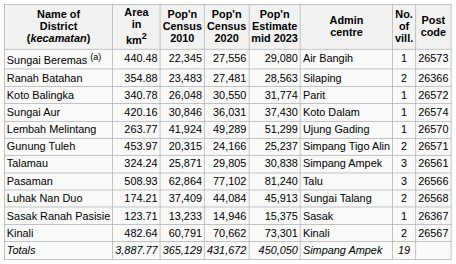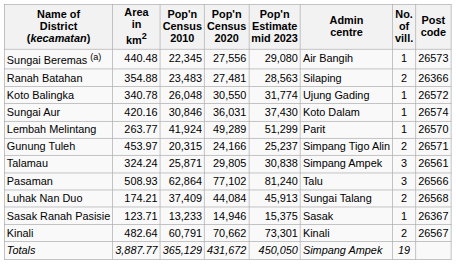(314, 95) Parit -> (336, 95) Ujung Gading
(336, 129) Ujung Gading -> (314, 129) Parit
